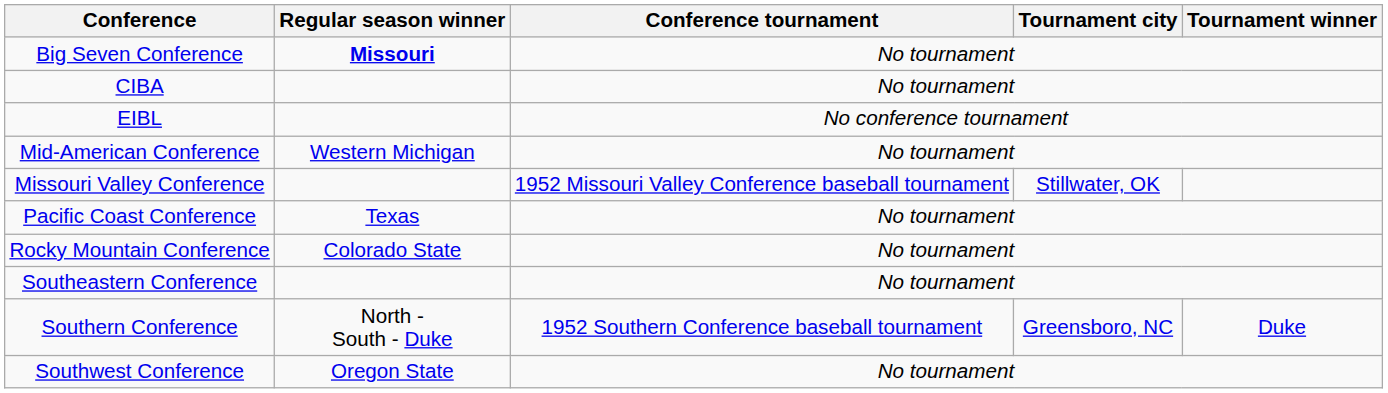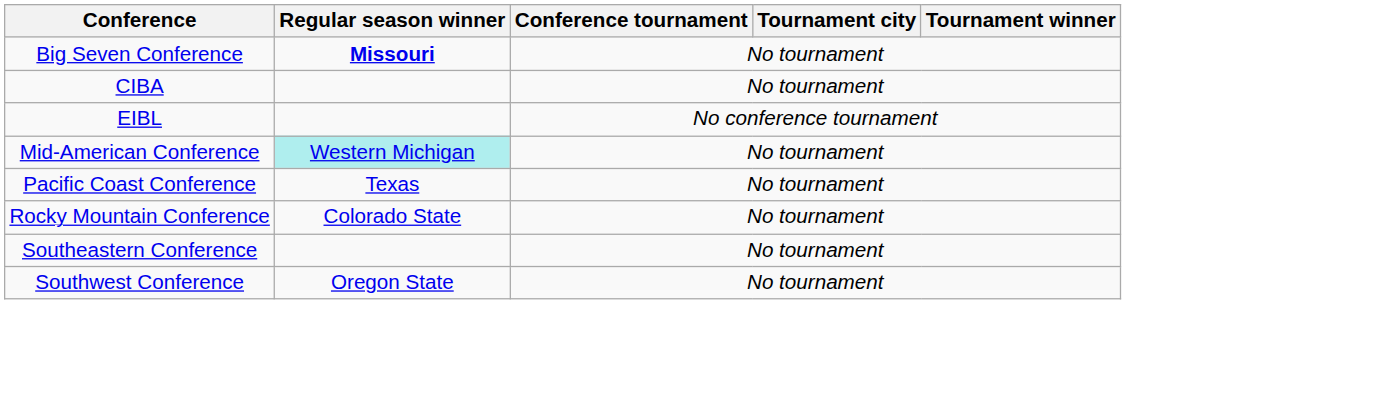(392, 151) no background -> (392, 151) paleturquoise background
- row: (140, 184)
- row: (140, 327)
